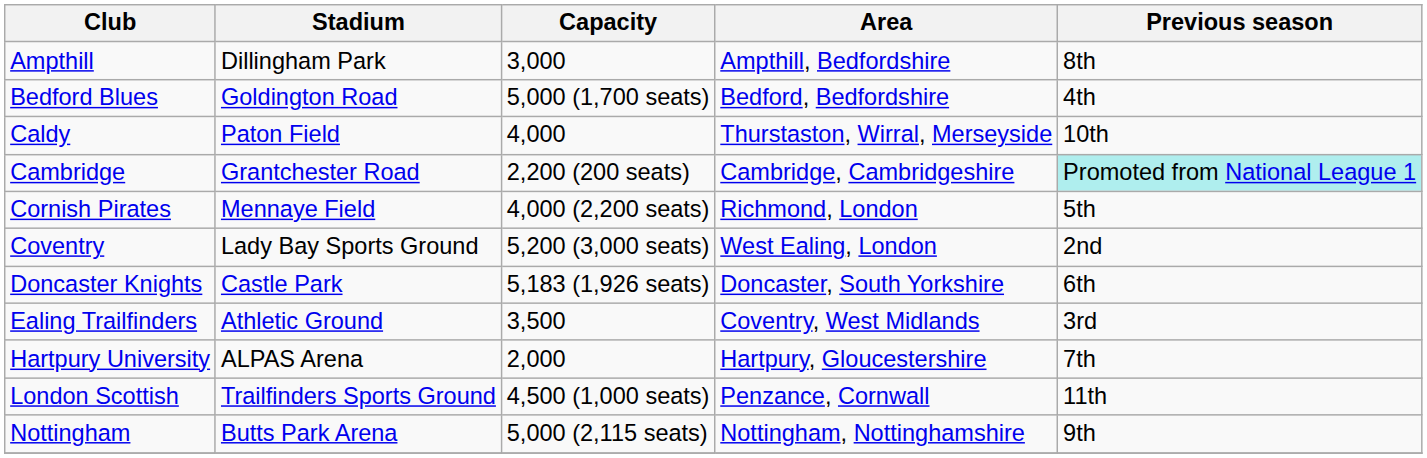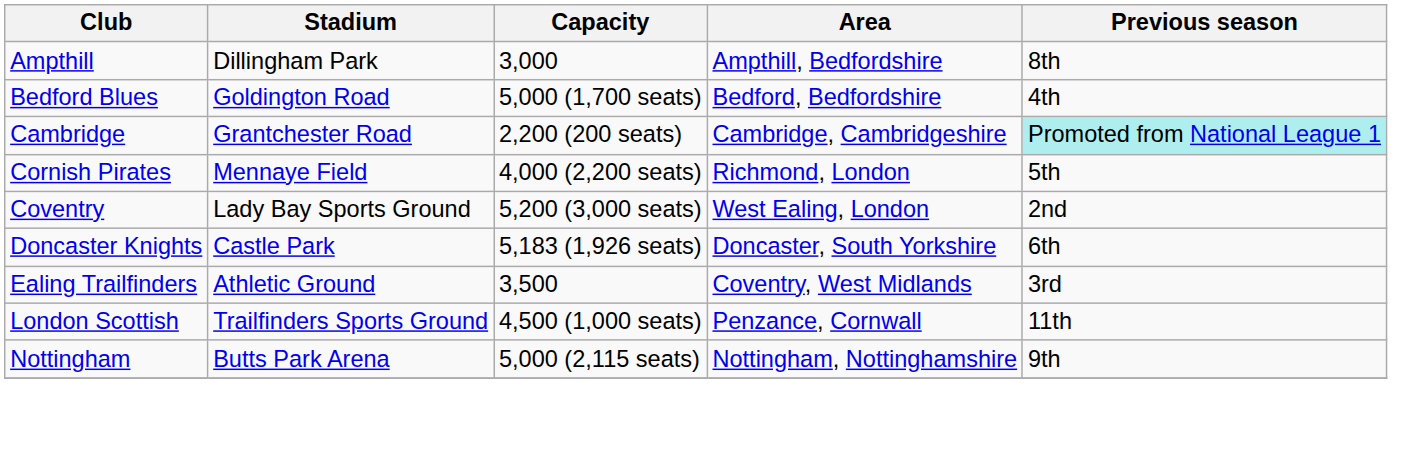- row: (40, 135)
- row: (110, 358)
